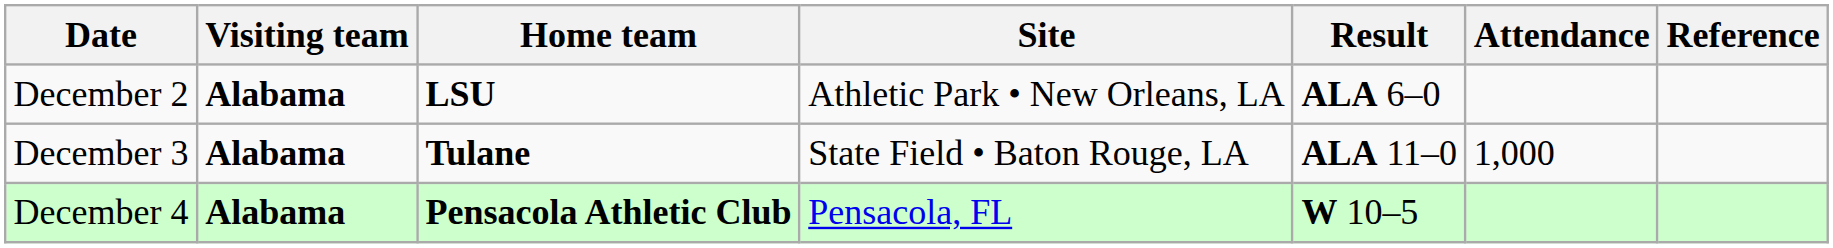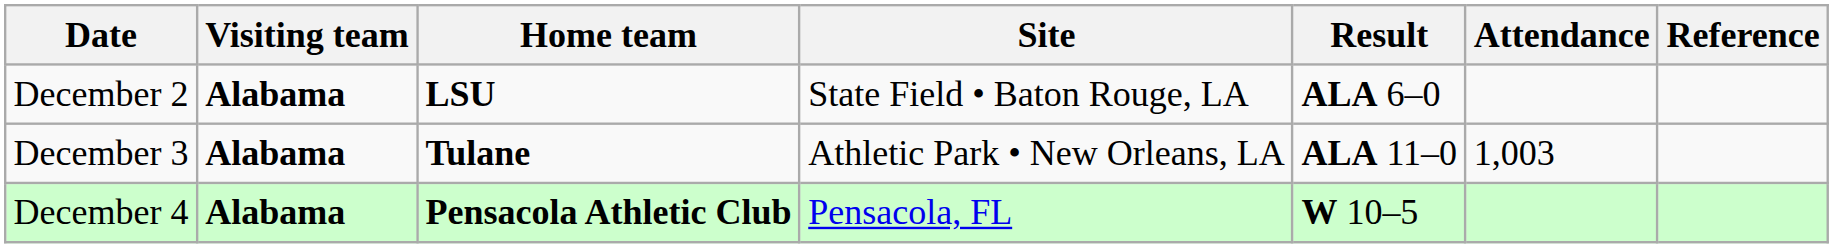(1046, 93) Athletic Park • New Orleans, LA -> (1029, 93) State Field • Baton Rouge, LA
(1029, 153) State Field • Baton Rouge, LA -> (1046, 153) Athletic Park • New Orleans, LA
(1514, 153) 1,000 -> (1514, 153) 1,003
